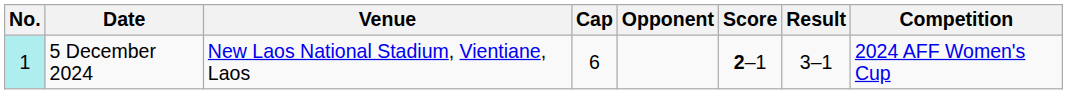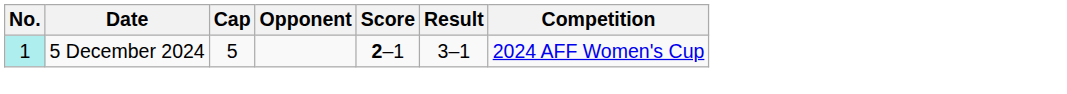- column: (387, 19)
(594, 61) 6 -> (232, 50) 5
